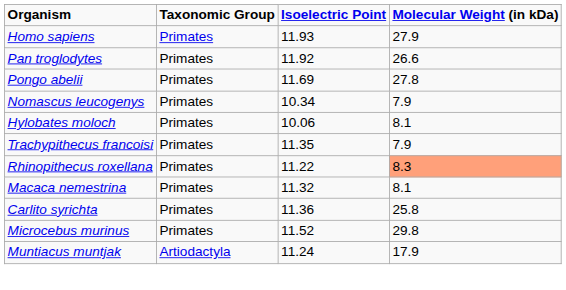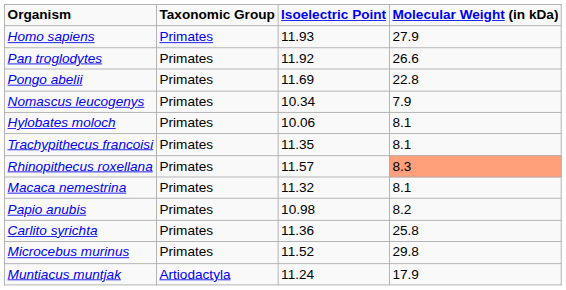(406, 79) 27.8 -> (406, 79) 22.8
(402, 144) 7.9 -> (402, 144) 8.1
(298, 166) 11.22 -> (298, 166) 11.57
+ row: (47, 209)
